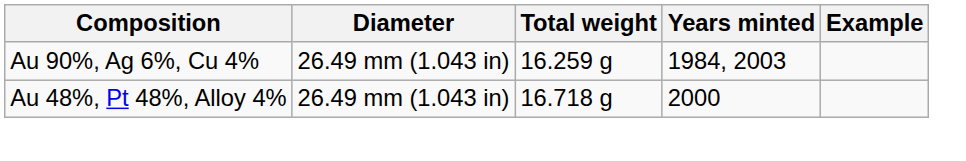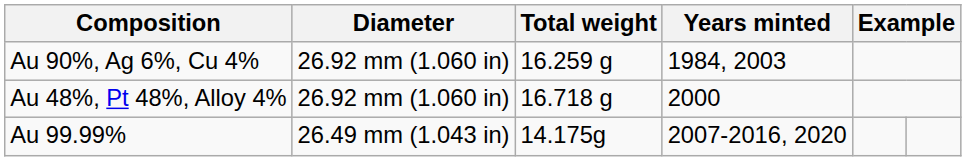(404, 60) 26.49 mm (1.043 in) -> (404, 60) 26.92 mm (1.060 in)
(404, 98) 26.49 mm (1.043 in) -> (404, 98) 26.92 mm (1.060 in)
+ row: (68, 135)
